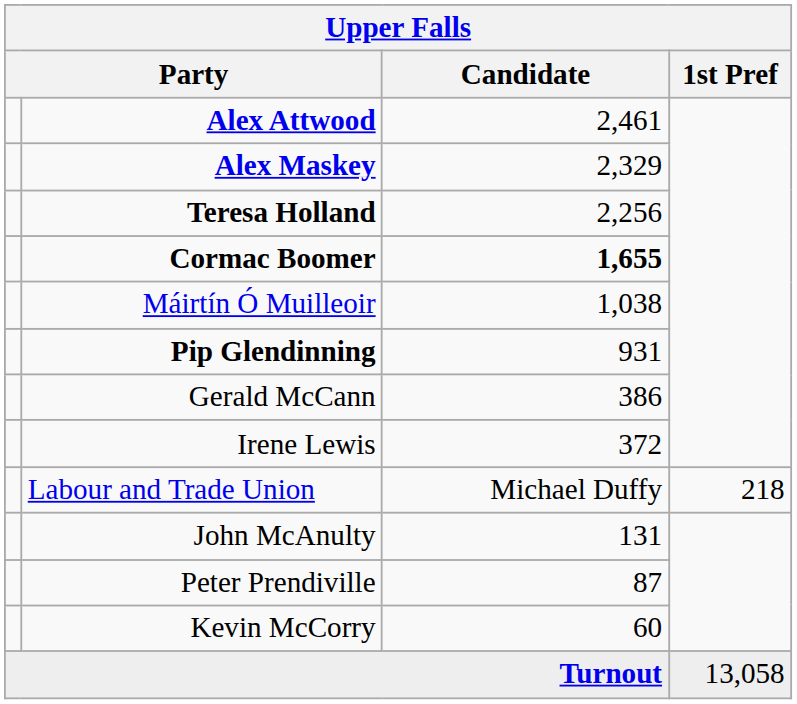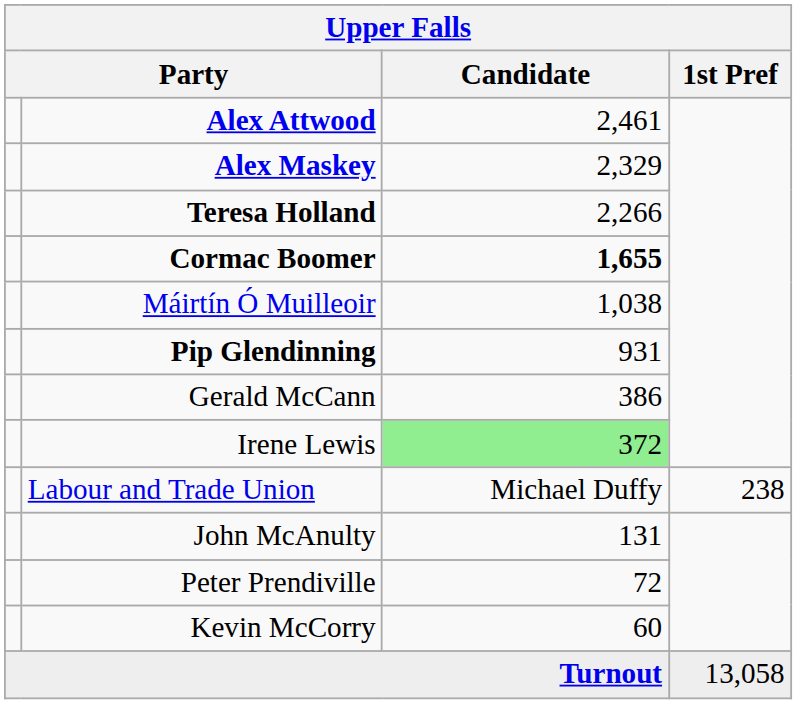(629, 212) 2,256 -> (629, 212) 2,266
(640, 443) no background -> (640, 443) lightgreen background
(763, 489) 218 -> (763, 489) 238
(647, 581) 87 -> (647, 581) 72
